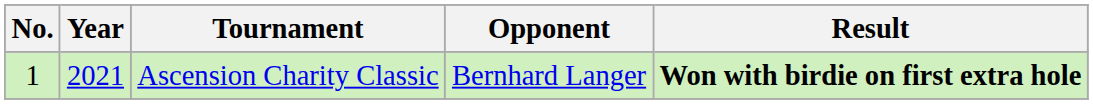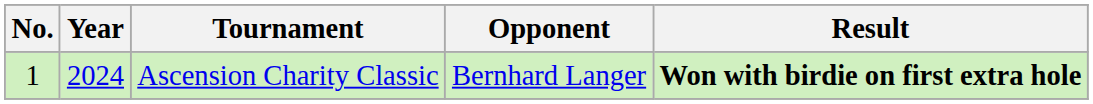(95, 75) 2021 -> (95, 75) 2024
